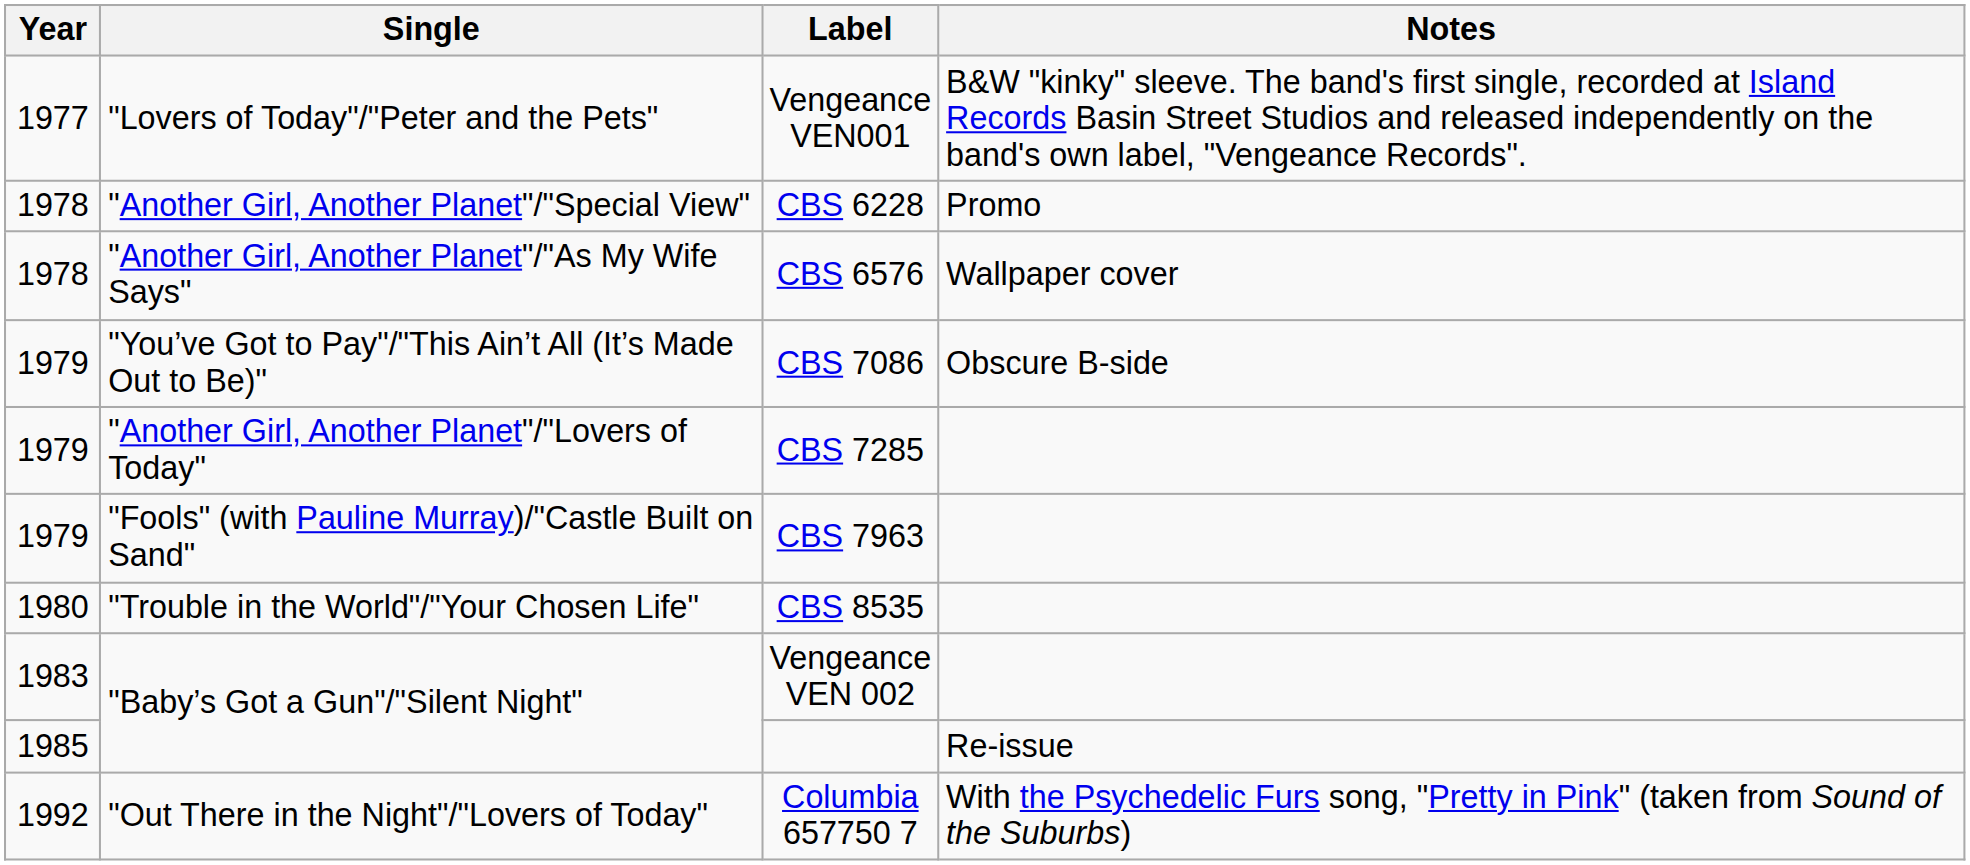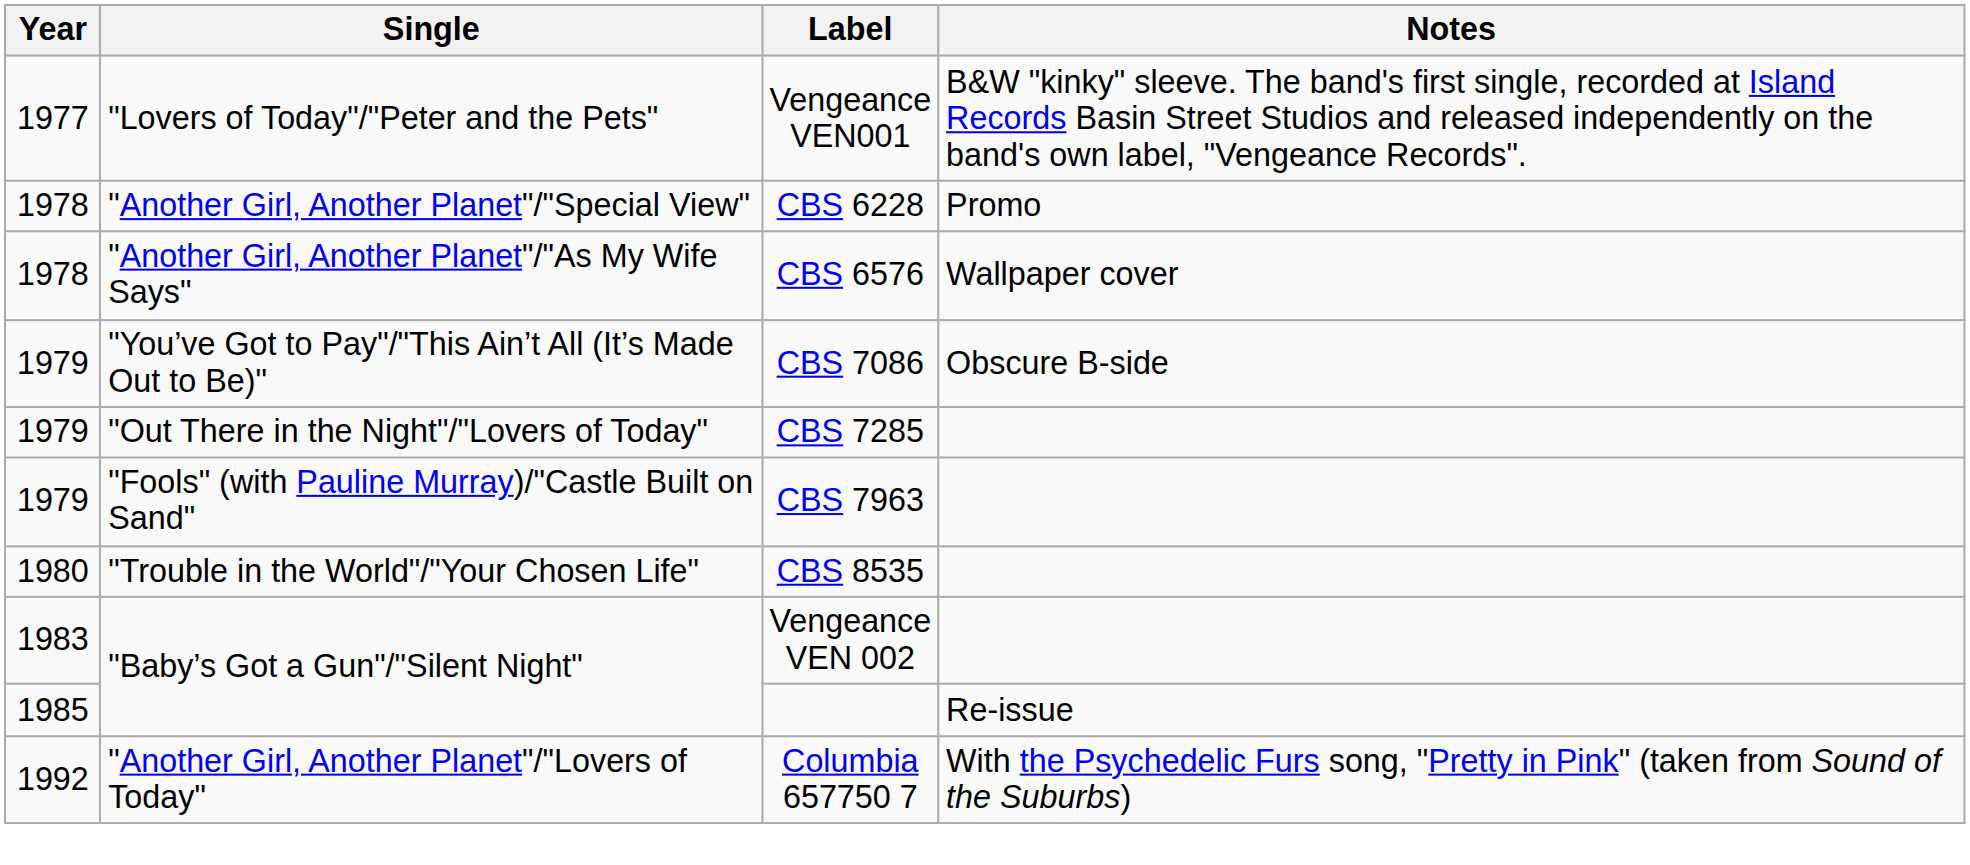(398, 450) "Another Girl, Another Planet"/"Lovers of Today" -> (408, 431) "Out There in the Night"/"Lovers of Today"
(408, 815) "Out There in the Night"/"Lovers of Today" -> (398, 779) "Another Girl, Another Planet"/"Lovers of Today"
